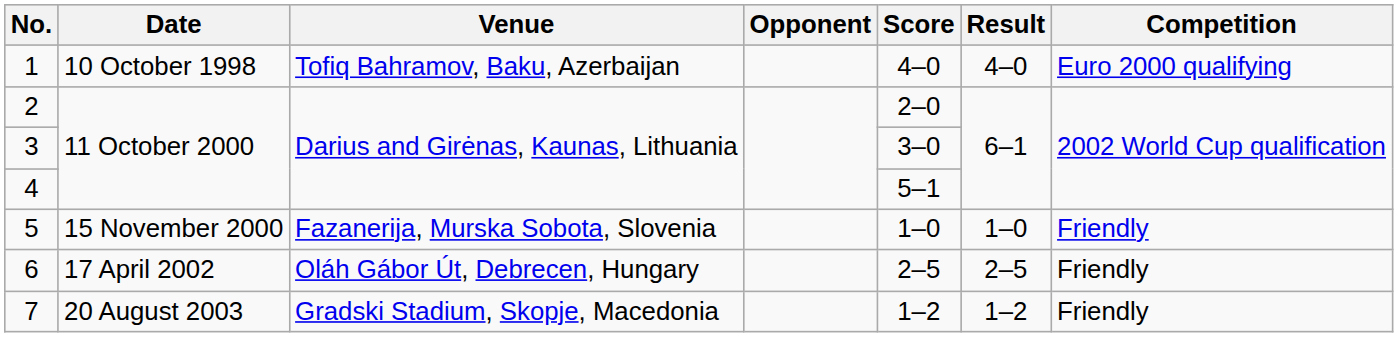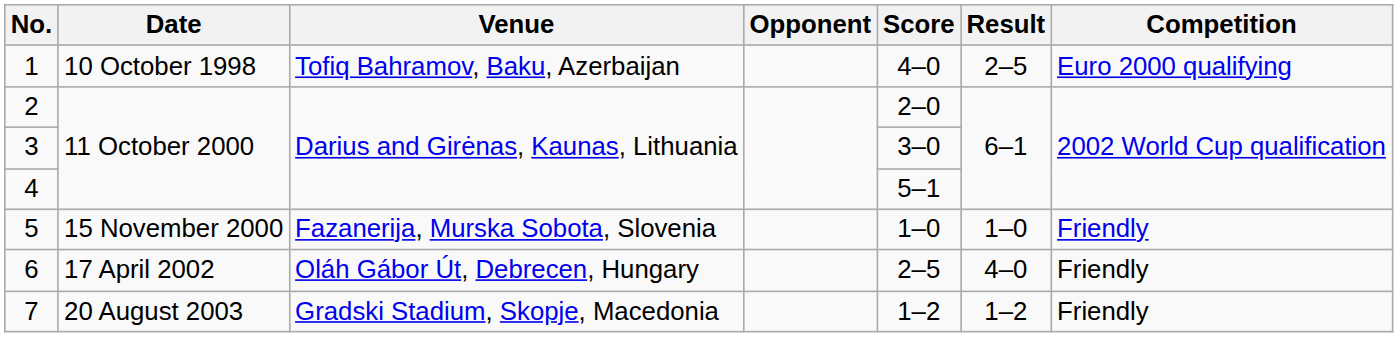(1006, 65) 4–0 -> (1006, 65) 2–5
(1006, 270) 2–5 -> (1006, 270) 4–0
